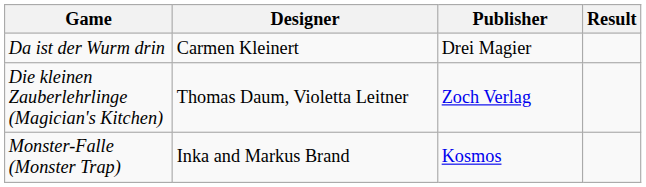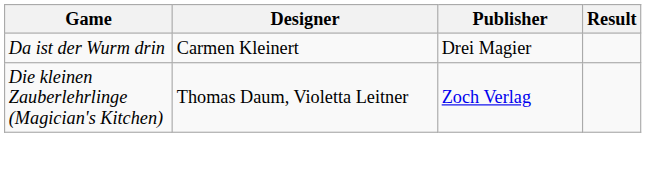- row: (65, 157)
